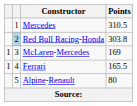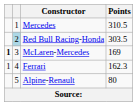(118, 38) 303.8 -> (118, 38) 303.5
(8, 52) normal -> (8, 52) bold
(118, 66) 165.5 -> (118, 66) 162.3
